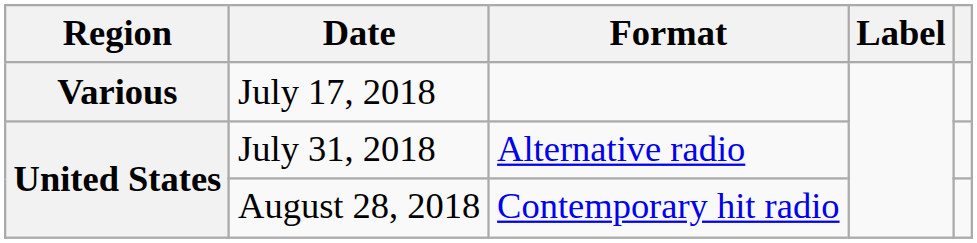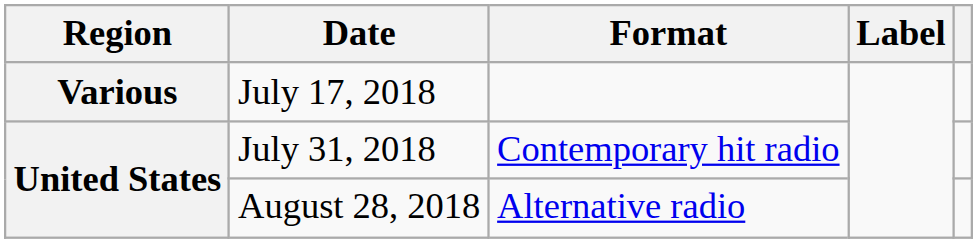(621, 149) Alternative radio -> (668, 149) Contemporary hit radio
(668, 206) Contemporary hit radio -> (621, 206) Alternative radio
